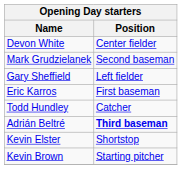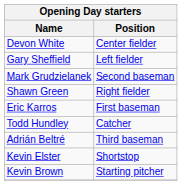rows swapped: (49, 60) <-> (38, 76)
+ row: (37, 92)
(132, 124) bold -> (129, 140) normal
